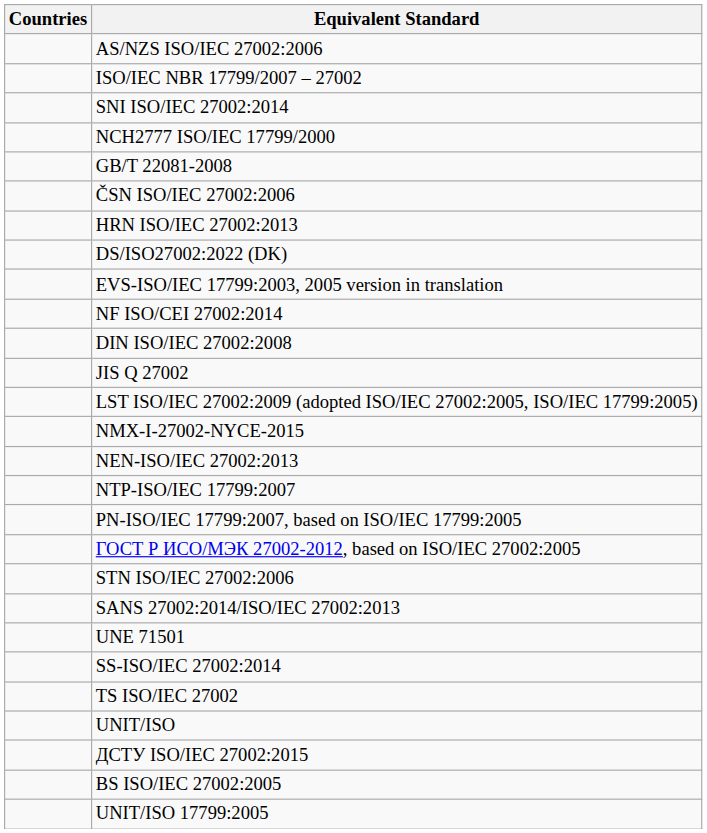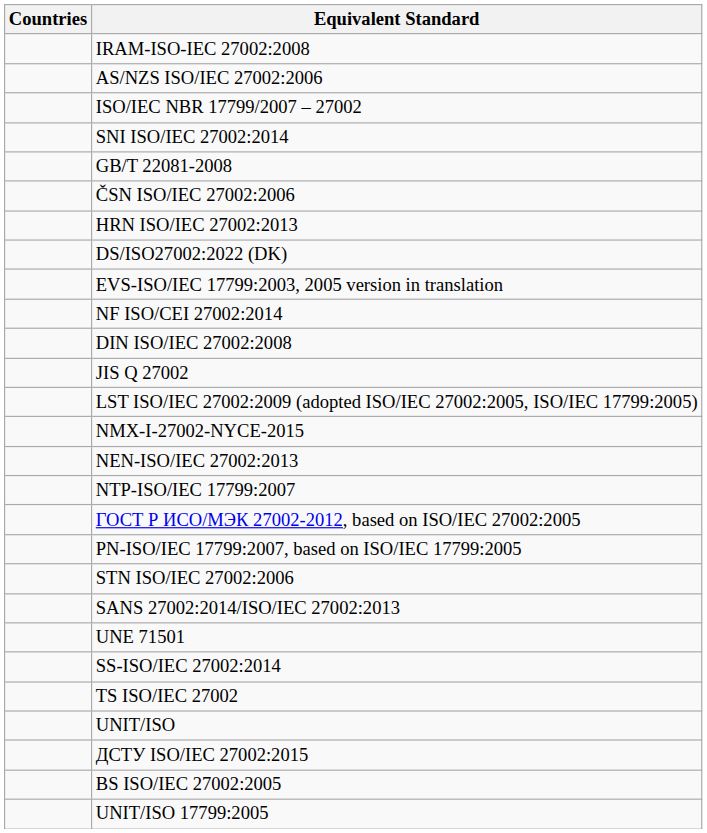+ row: (203, 48)
- row: (215, 136)
rows swapped: (309, 519) <-> (338, 549)
